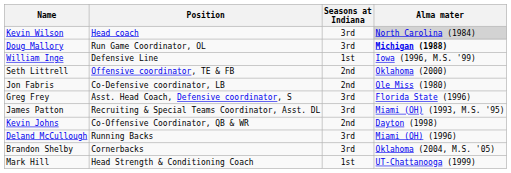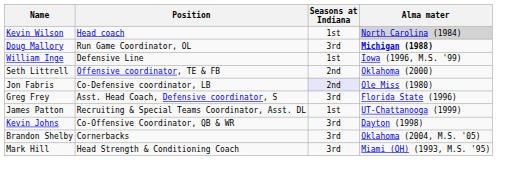(348, 33) 3rd -> (334, 33) 1st
(348, 85) no background -> (334, 85) lavender background
(348, 110) 3rd -> (334, 110) 1st
(440, 110) Miami (OH) (1993, M.S. '95) -> (411, 110) UT-Chattanooga (1999)
(348, 123) 2nd -> (334, 123) 3rd
- row: (47, 136)
(348, 162) 1st -> (334, 149) 3rd
(426, 162) UT-Chattanooga (1999) -> (426, 149) Miami (OH) (1993, M.S. '95)
